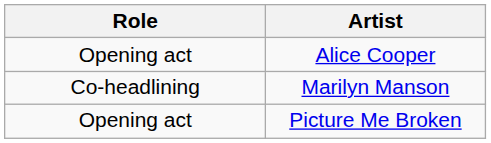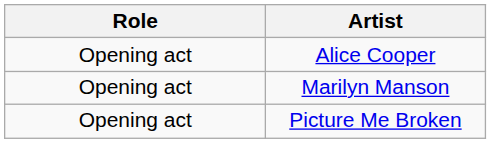(135, 87) Co-headlining -> (135, 87) Opening act
